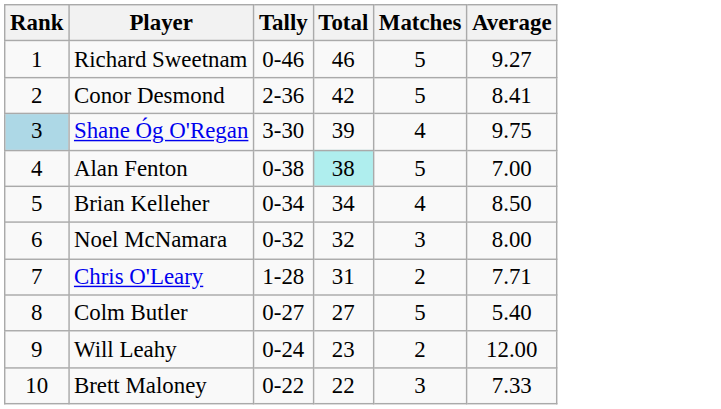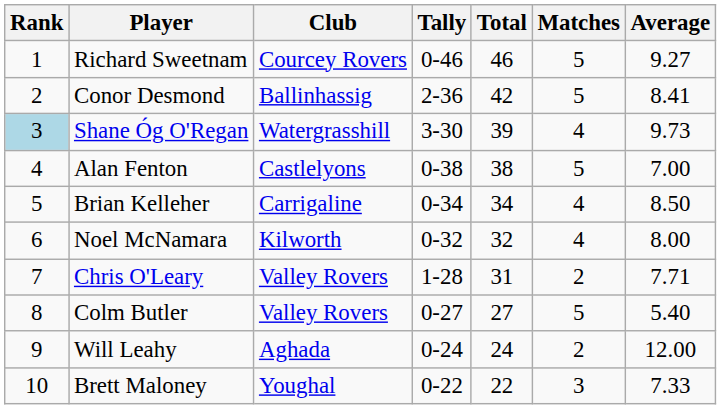+ column: (333, 22)
(512, 131) 9.75 -> (670, 131) 9.73
(343, 167) paleturquoise background -> (502, 167) no background
(420, 240) 3 -> (579, 240) 4
(343, 349) 23 -> (502, 349) 24
